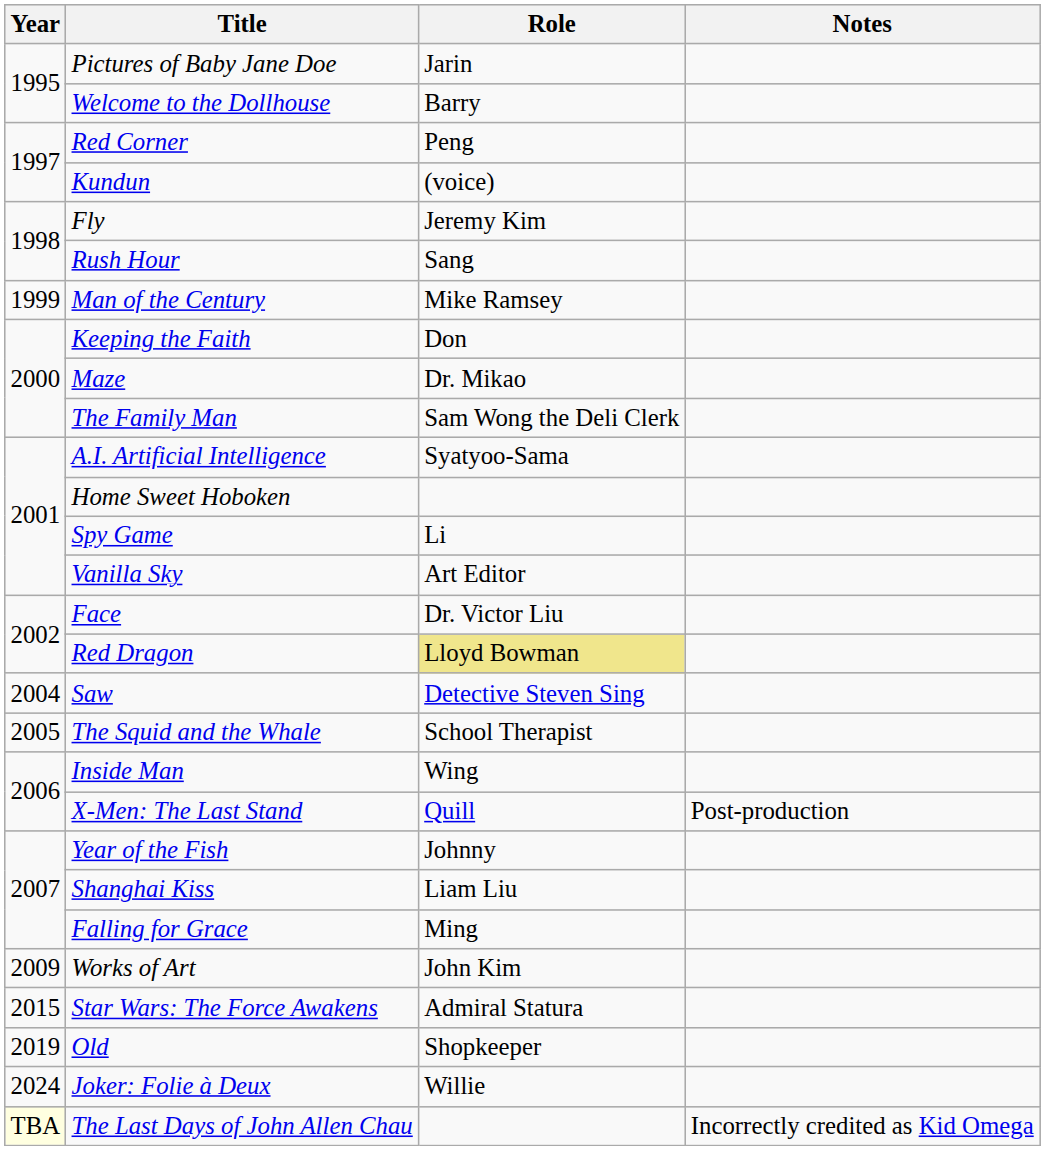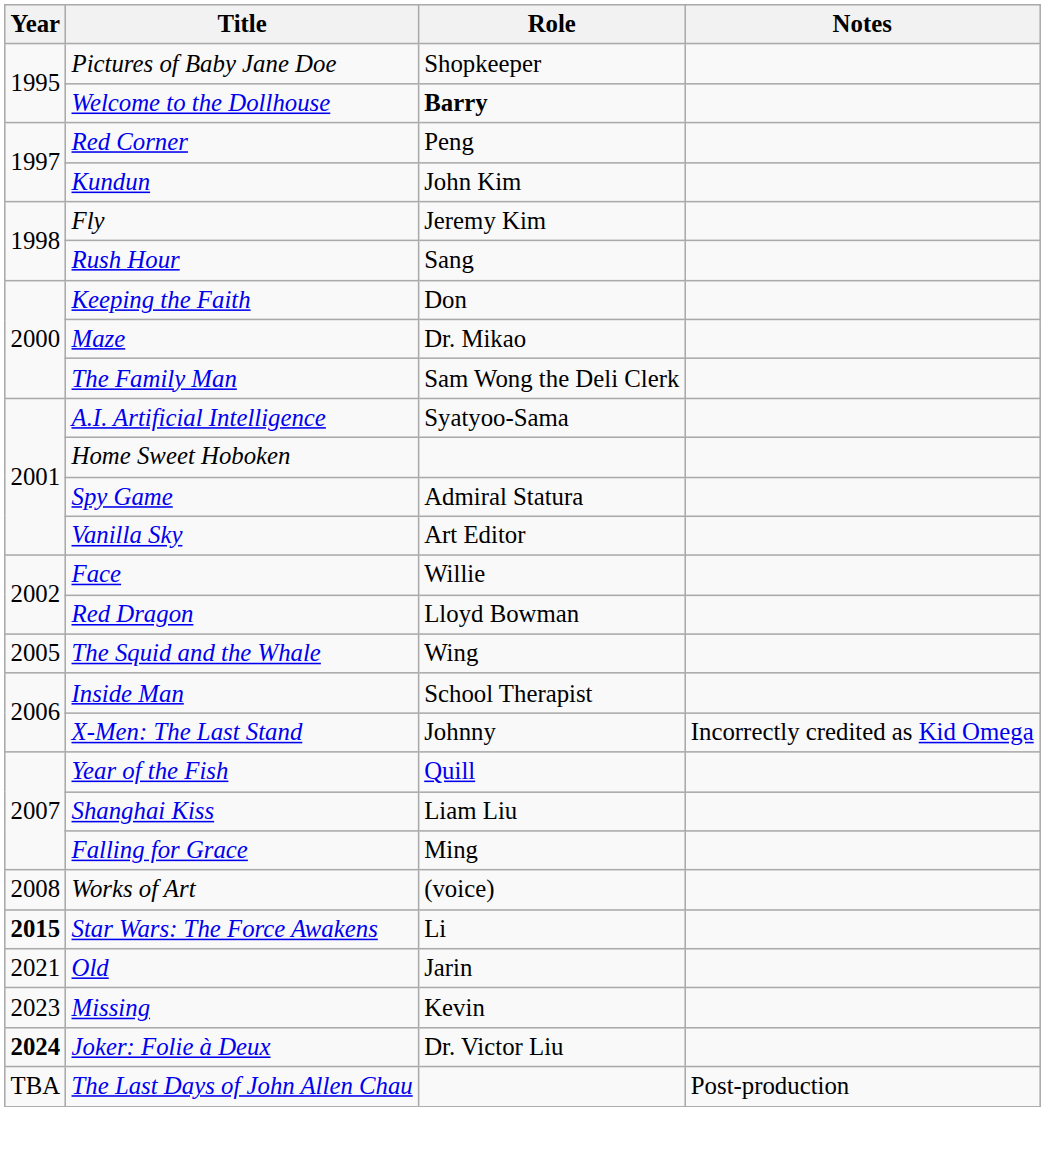(448, 63) Jarin -> (483, 63) Shopkeeper
(452, 102) normal -> (456, 102) bold
(459, 181) (voice) -> (473, 181) John Kim
- row: (168, 299)
(435, 535) Li -> (504, 496) Admiral Statura
(494, 614) Dr. Victor Liu -> (455, 574) Willie
(502, 653) khaki background -> (502, 614) no background
- row: (92, 692)
(508, 732) School Therapist -> (451, 653) Wing
(451, 771) Wing -> (508, 692) School Therapist
(450, 810) Quill -> (460, 732) Johnny
(770, 810) Post-production -> (862, 732) Incorrectly credited as Kid Omega
(460, 850) Johnny -> (450, 771) Quill
(35, 968) 2009 -> (35, 889) 2008
(473, 968) John Kim -> (459, 889) (voice)
(35, 1007) normal -> (35, 928) bold
(504, 1007) Admiral Statura -> (435, 928) Li
(35, 1046) 2019 -> (35, 968) 2021
(483, 1046) Shopkeeper -> (448, 968) Jarin
+ row: (111, 1007)
(35, 1086) normal -> (35, 1046) bold
(455, 1086) Willie -> (494, 1046) Dr. Victor Liu
(35, 1125) lightyellow background -> (35, 1086) no background
(862, 1125) Incorrectly credited as Kid Omega -> (770, 1086) Post-production
